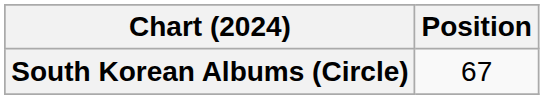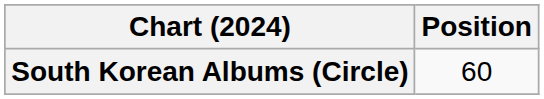(477, 71) 67 -> (477, 71) 60
